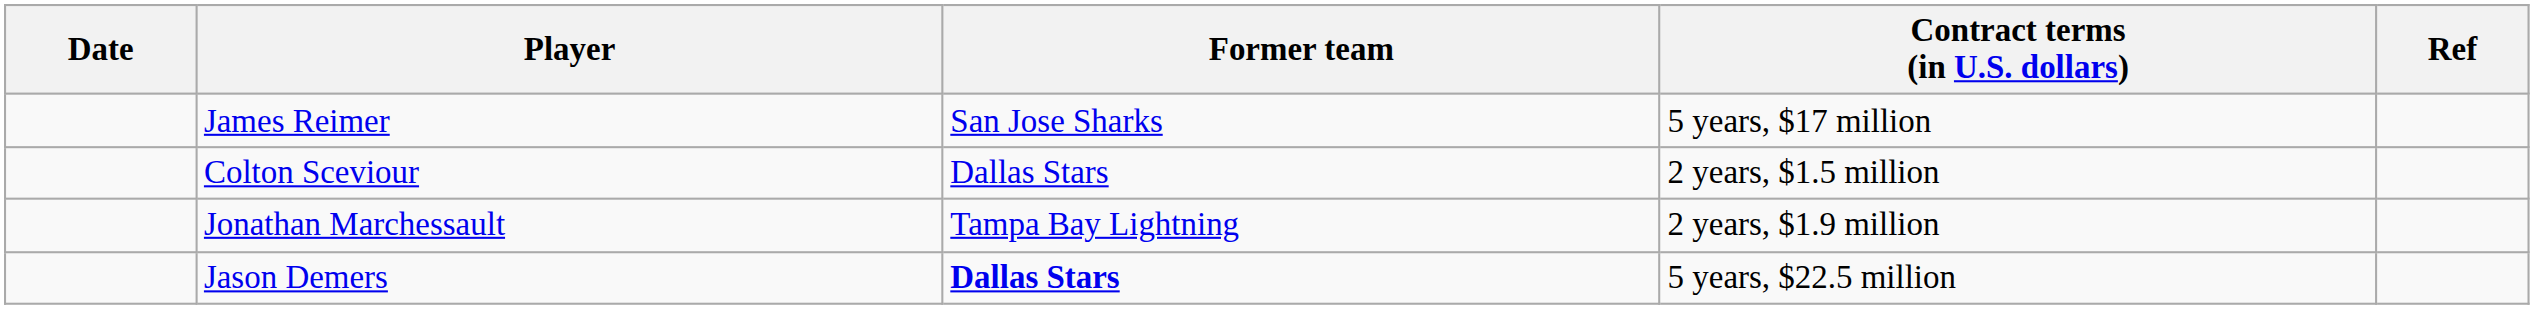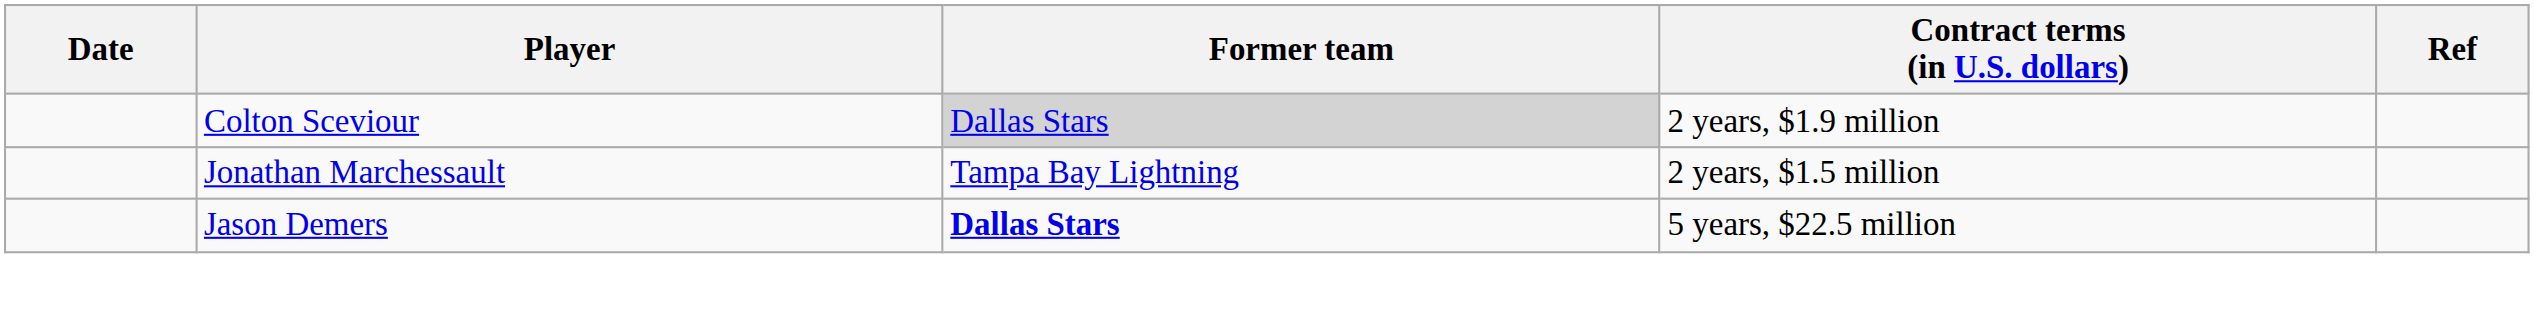- row: (297, 119)
(1029, 172) no background -> (1029, 119) lightgrey background
(1803, 172) 2 years, $1.5 million -> (1803, 119) 2 years, $1.9 million
(1803, 224) 2 years, $1.9 million -> (1803, 172) 2 years, $1.5 million
